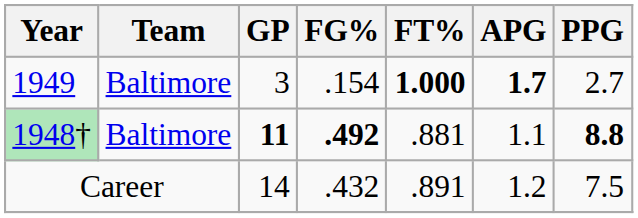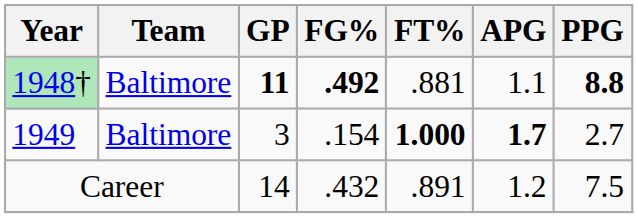rows swapped: (52, 134) <-> (44, 82)
